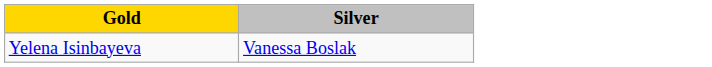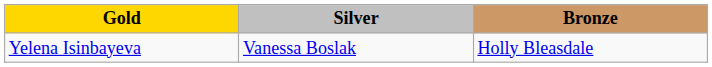+ column: (590, 18)
